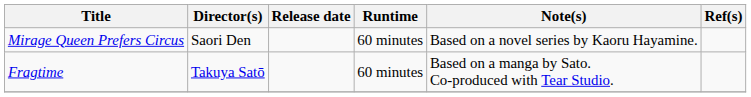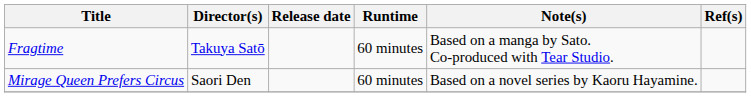rows swapped: (36, 71) <-> (96, 39)
